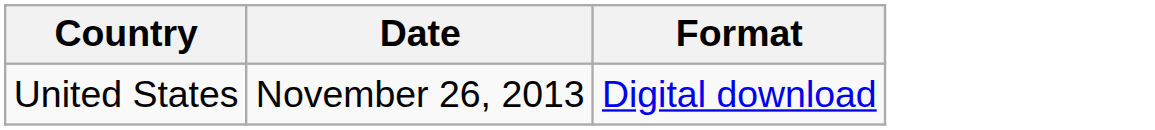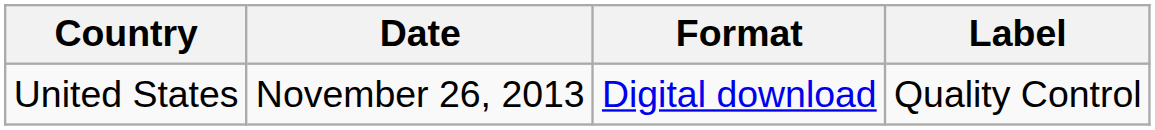+ column: (1018, 34)
